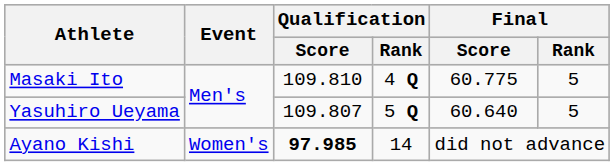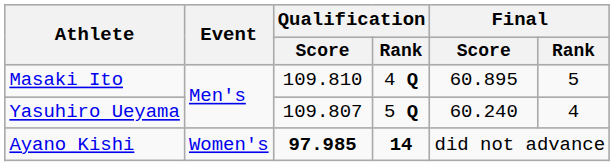(484, 81) 60.775 -> (484, 81) 60.895
(484, 112) 60.640 -> (484, 112) 60.240
(574, 112) 5 -> (574, 112) 4
(401, 144) normal -> (401, 144) bold
